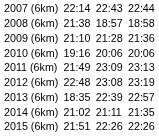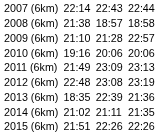(141, 38) 21:36 -> (141, 38) 22:57
(141, 97) 22:57 -> (141, 97) 21:36
